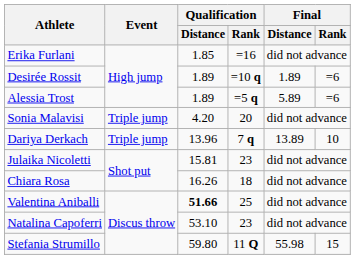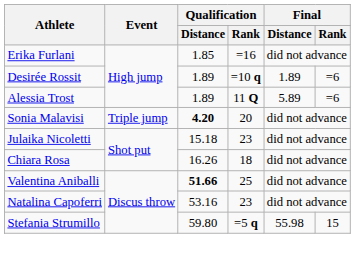(246, 97) =5 q -> (246, 97) 11 Q
(203, 118) normal -> (203, 118) bold
- row: (48, 139)
(203, 160) 15.81 -> (203, 139) 15.18
(203, 223) 53.10 -> (203, 202) 53.16
(246, 244) 11 Q -> (246, 223) =5 q
